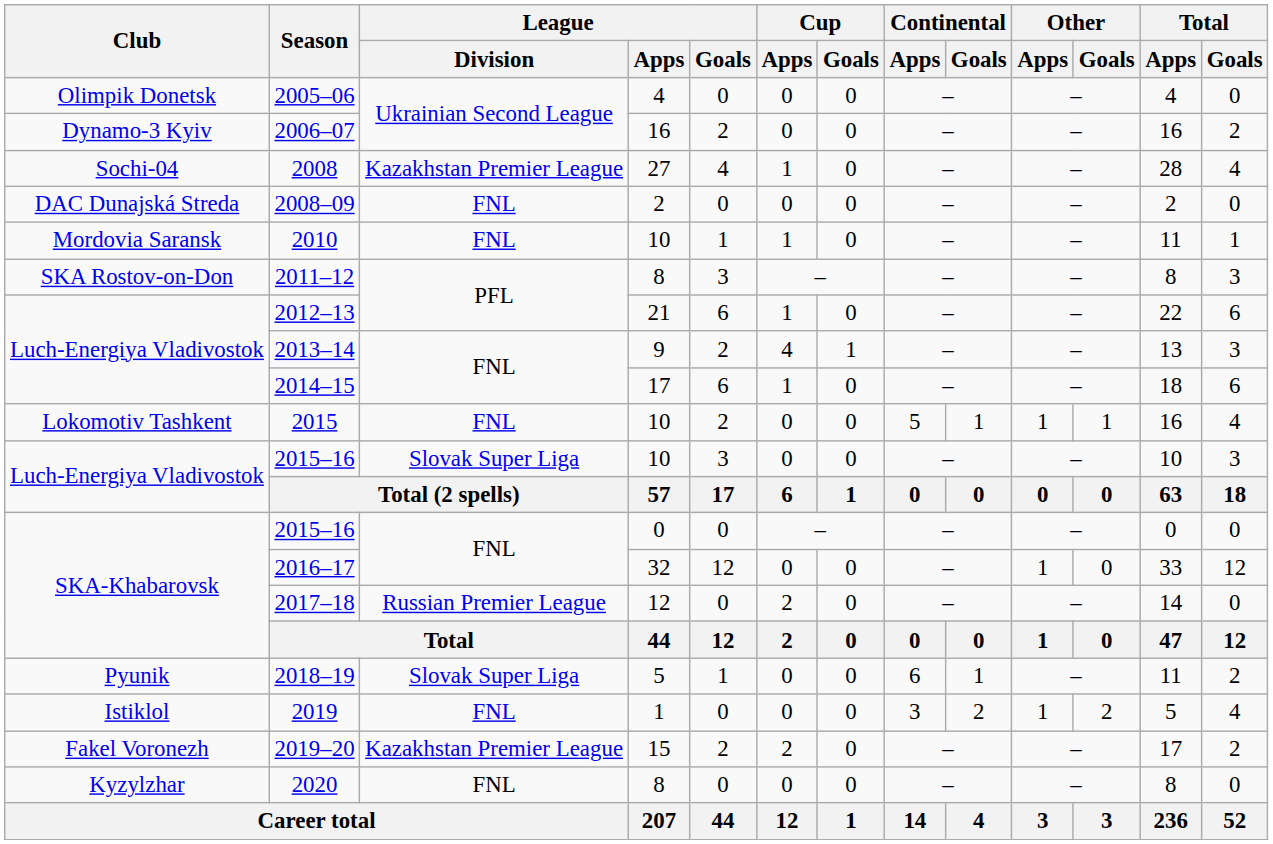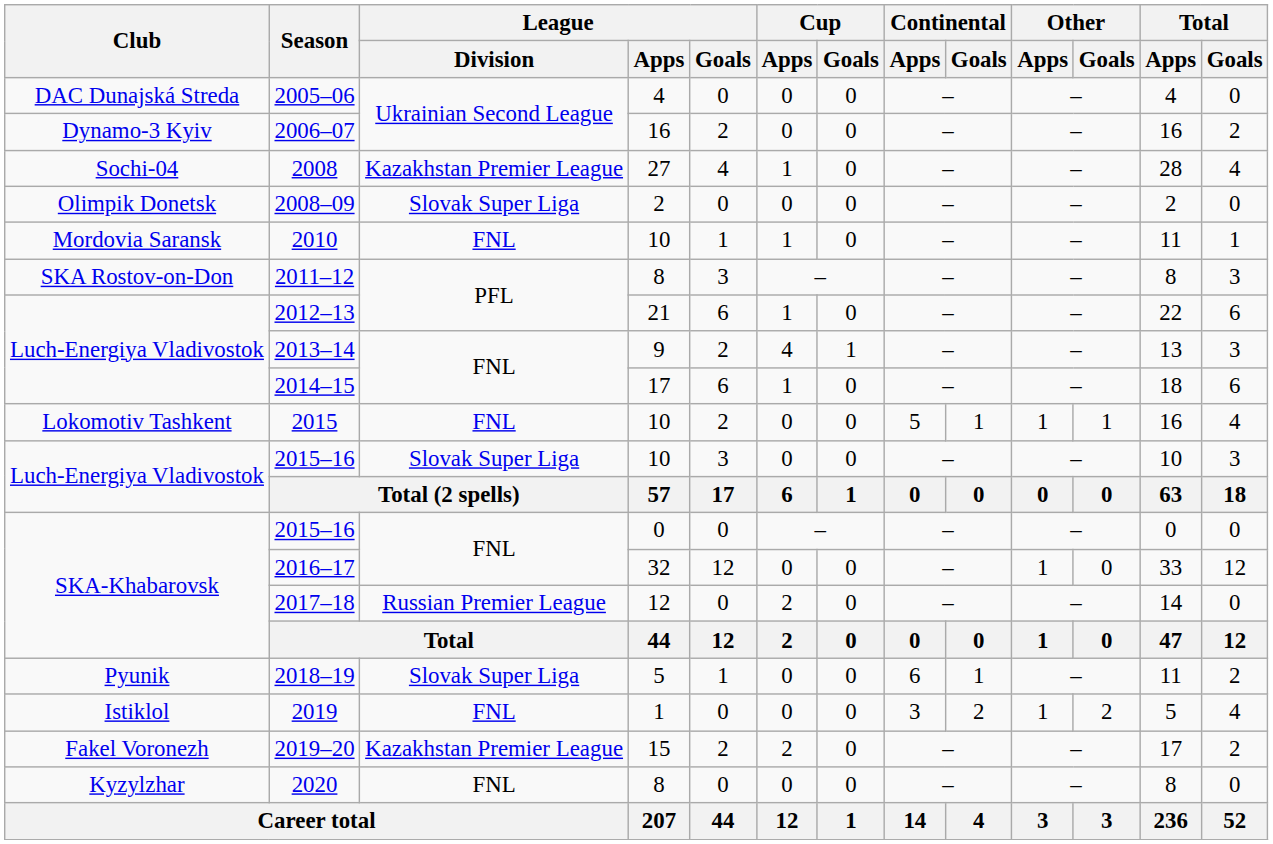(137, 95) Olimpik Donetsk -> (137, 95) DAC Dunajská Streda
(137, 204) DAC Dunajská Streda -> (137, 204) Olimpik Donetsk
(494, 204) FNL -> (494, 204) Slovak Super Liga
